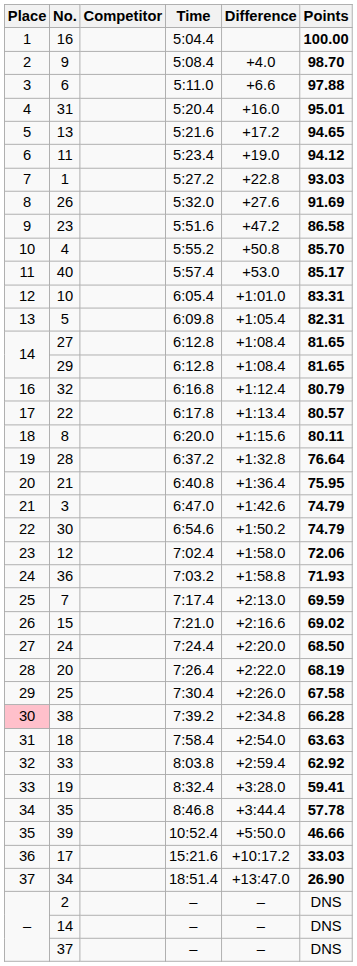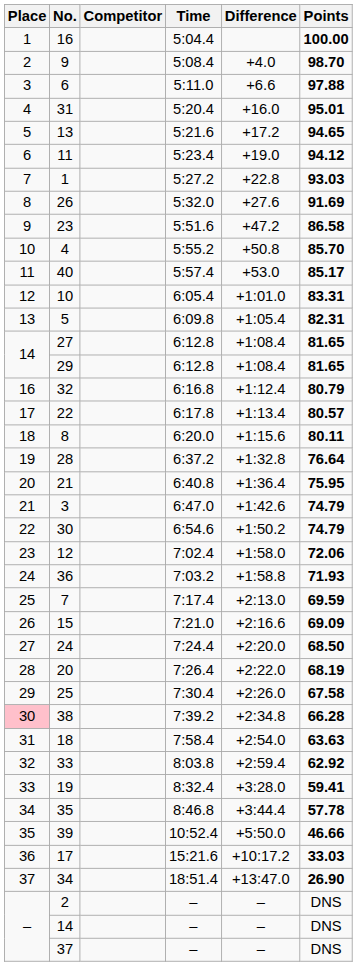(326, 623) 69.02 -> (326, 623) 69.09
